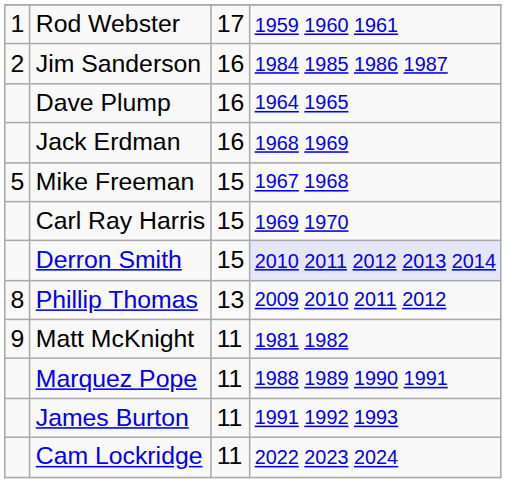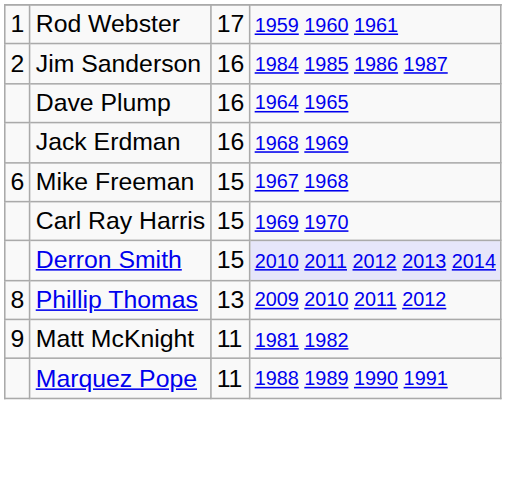(17, 181) 5 -> (17, 181) 6
- row: (112, 417)
- row: (119, 456)
